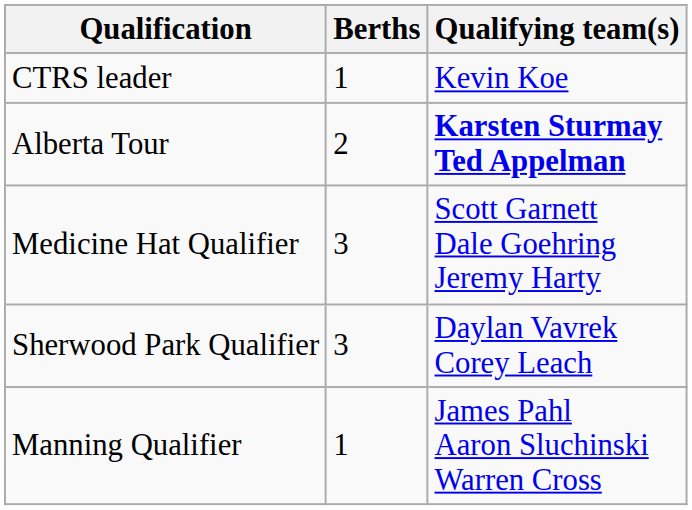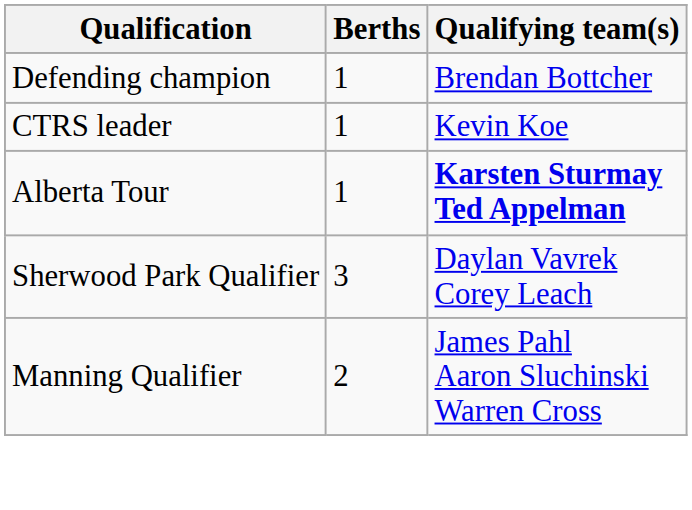+ row: (141, 77)
(341, 143) 2 -> (341, 192) 1
- row: (155, 244)
(341, 445) 1 -> (341, 376) 2
